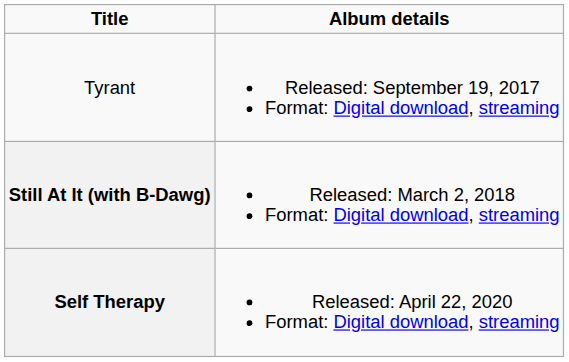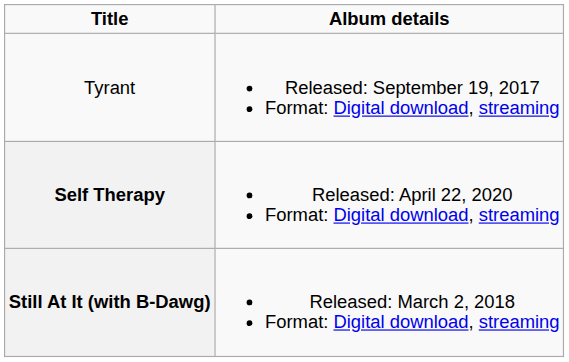rows swapped: (110, 194) <-> (110, 302)
